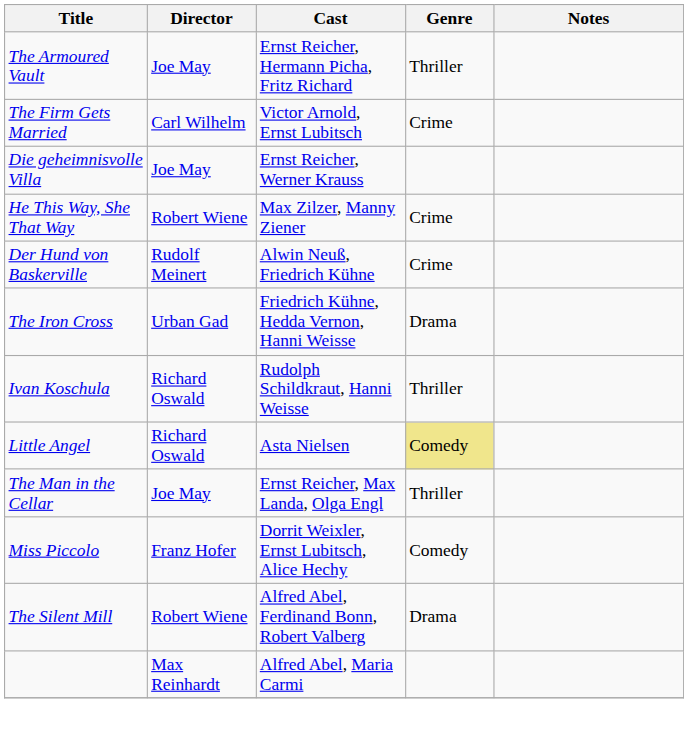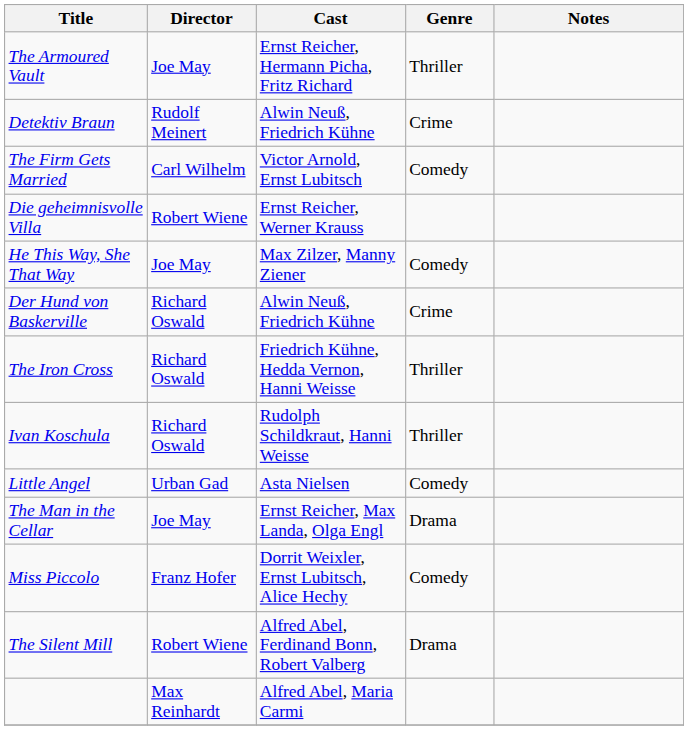+ row: (62, 122)
(431, 122) Crime -> (439, 169) Comedy
(181, 169) Joe May -> (199, 217) Robert Wiene
(199, 217) Robert Wiene -> (181, 264) Joe May
(431, 217) Crime -> (439, 264) Comedy
(179, 264) Rudolf Meinert -> (179, 311) Richard Oswald
(190, 321) Urban Gad -> (179, 368) Richard Oswald
(433, 321) Drama -> (436, 368) Thriller
(179, 445) Richard Oswald -> (190, 483) Urban Gad
(439, 445) khaki background -> (439, 483) no background
(436, 492) Thriller -> (433, 520) Drama
